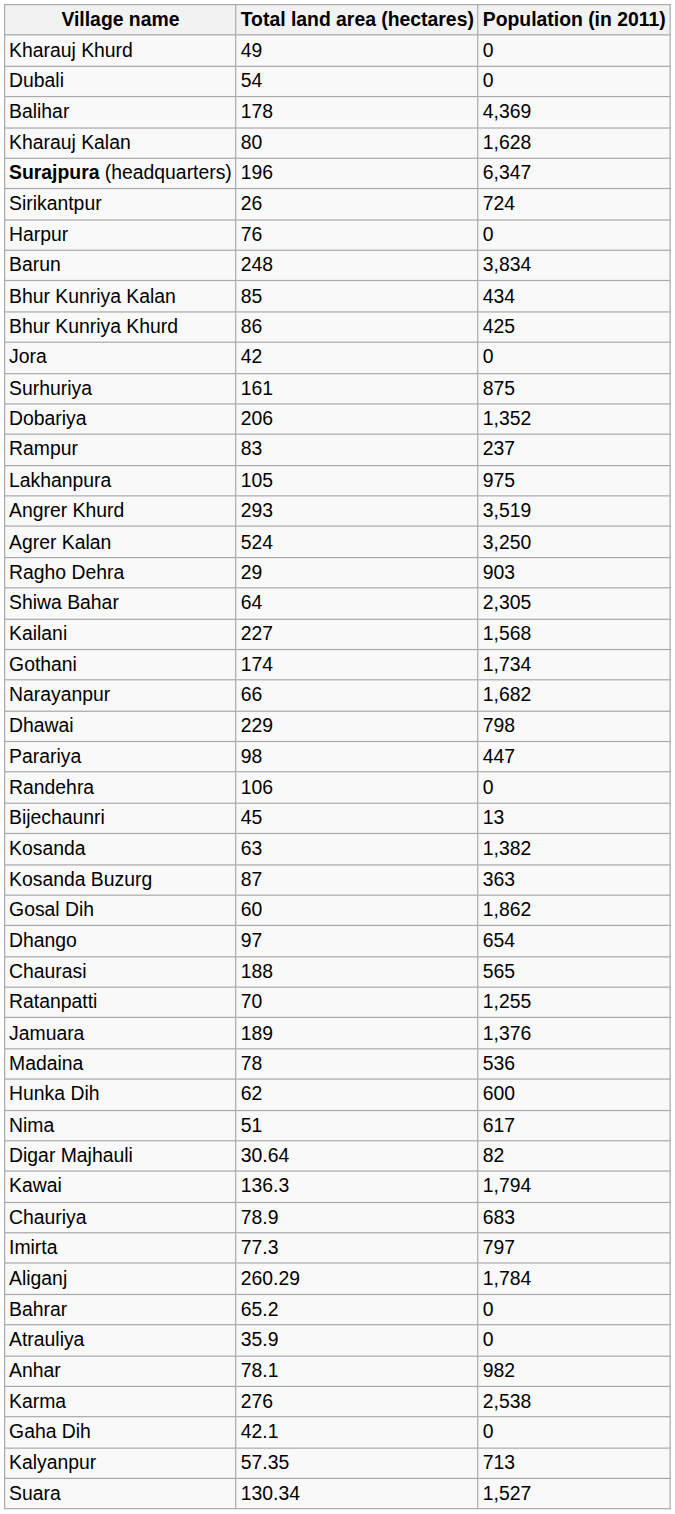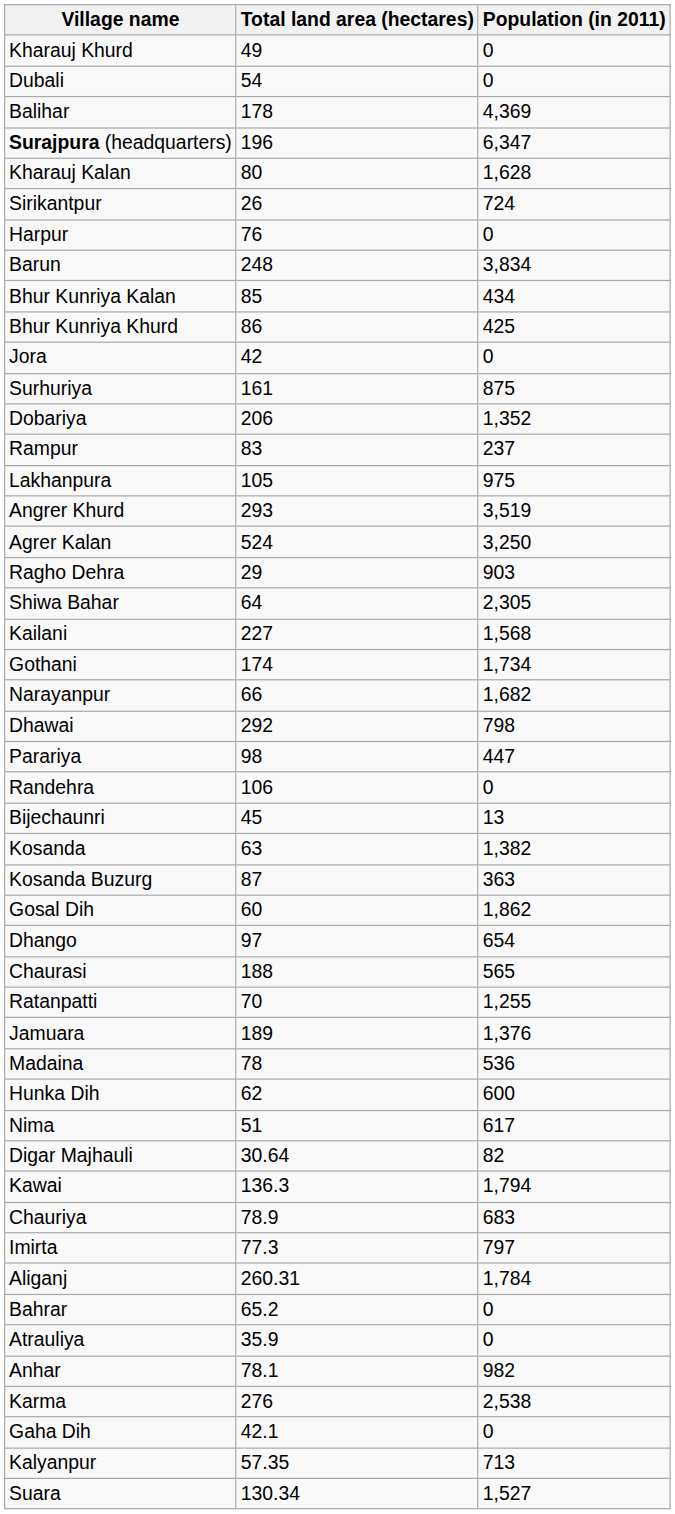rows swapped: (70, 142) <-> (120, 173)
(257, 726) 229 -> (257, 726) 292
(270, 1278) 260.29 -> (270, 1278) 260.31
